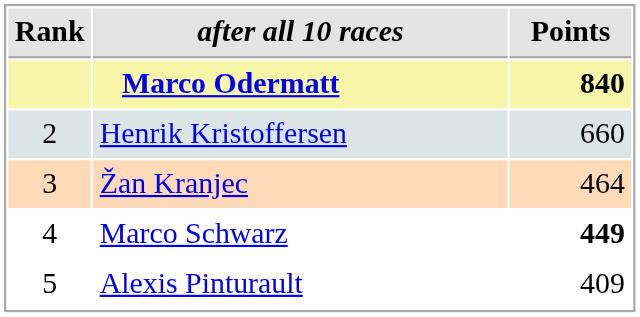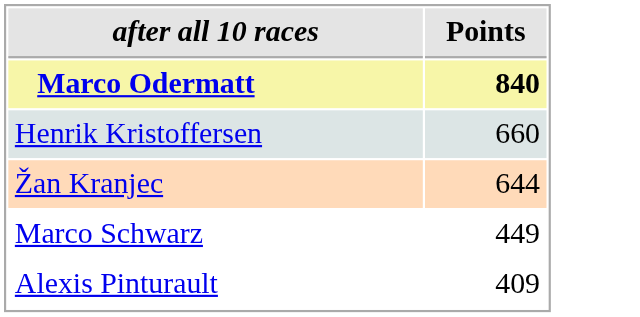- column: (50, 31)
(602, 183) 464 -> (518, 183) 644
(602, 233) bold -> (518, 233) normal
